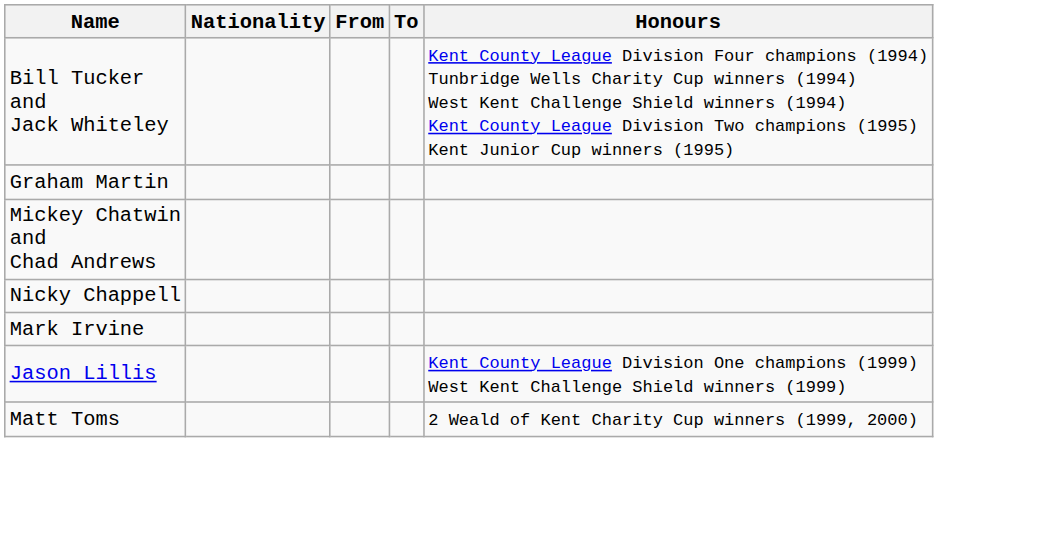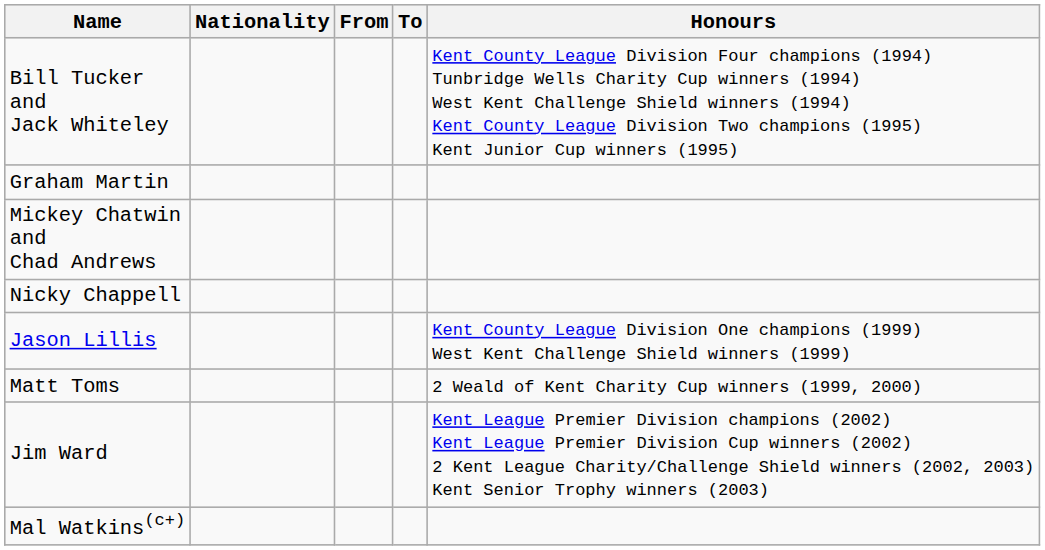- row: (77, 329)
+ row: (59, 454)
+ row: (97, 526)
